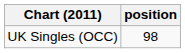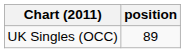(151, 36) 98 -> (151, 36) 89
